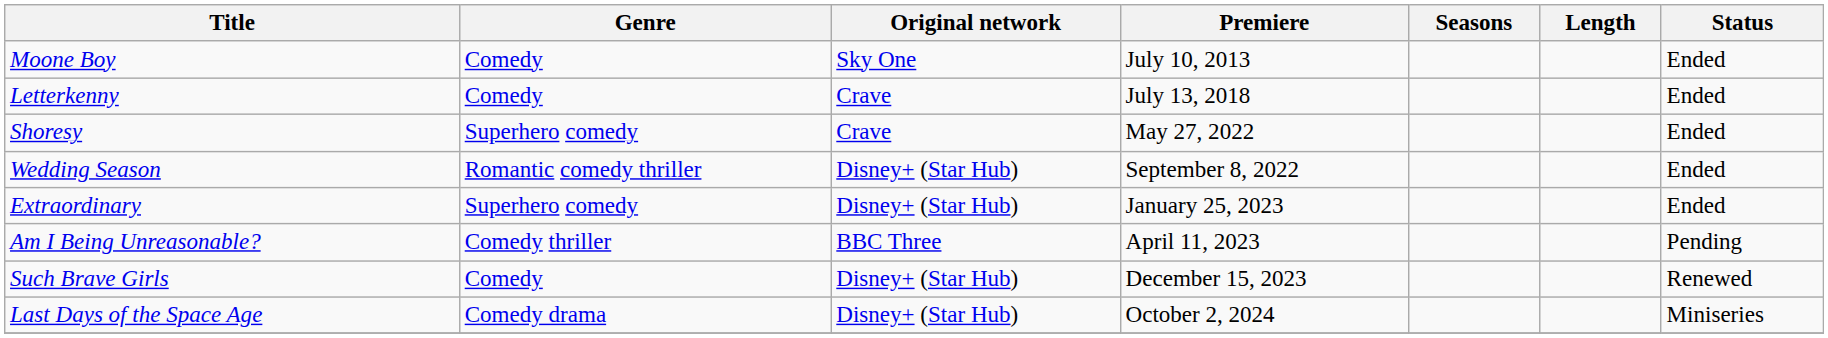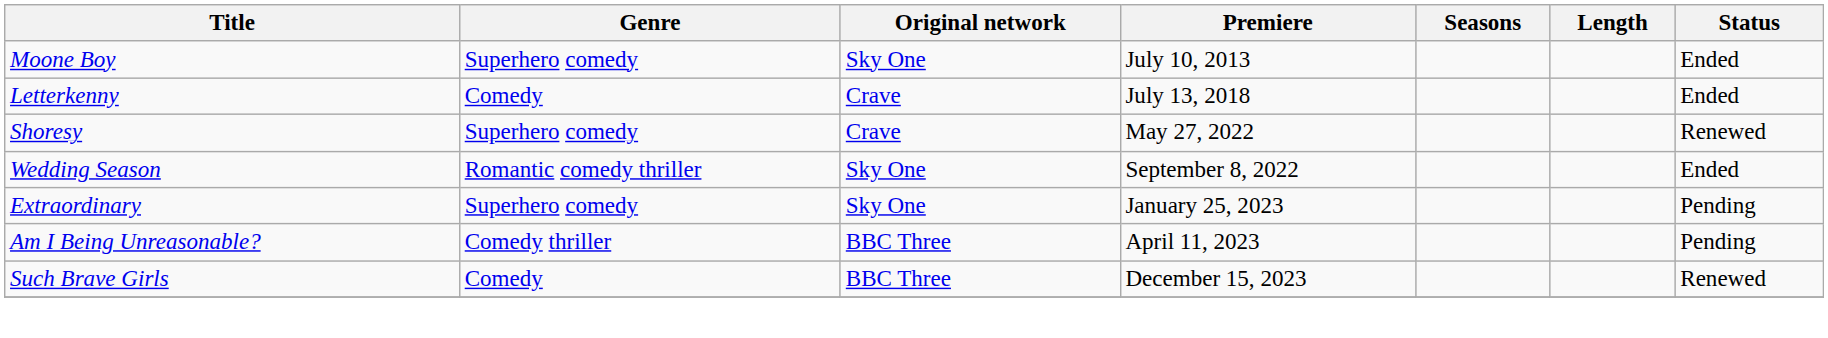(504, 59) Comedy -> (551, 59) Superhero comedy
(1696, 132) Ended -> (1723, 132) Renewed
(927, 168) Disney+ (Star Hub) -> (886, 168) Sky One
(927, 205) Disney+ (Star Hub) -> (886, 205) Sky One
(1696, 205) Ended -> (1718, 205) Pending
(927, 278) Disney+ (Star Hub) -> (898, 278) BBC Three
- row: (136, 315)
